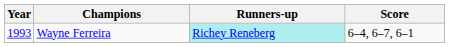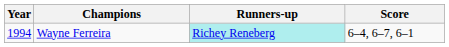(19, 33) 1993 -> (19, 33) 1994
